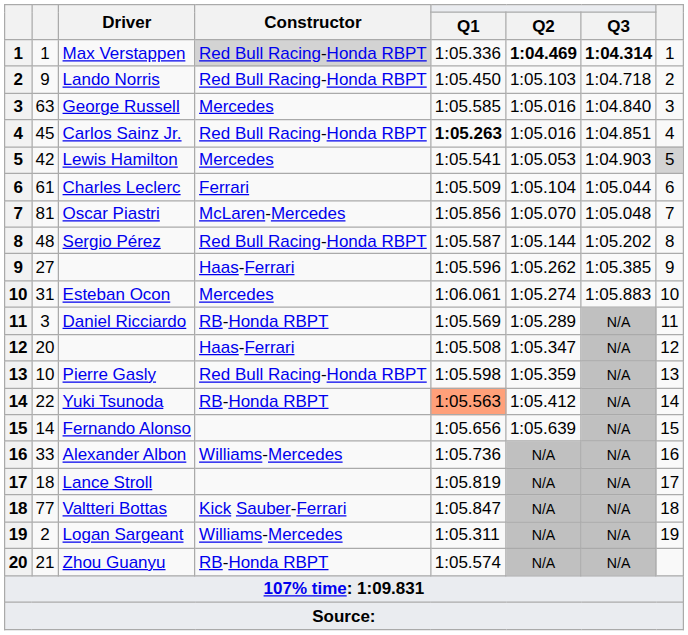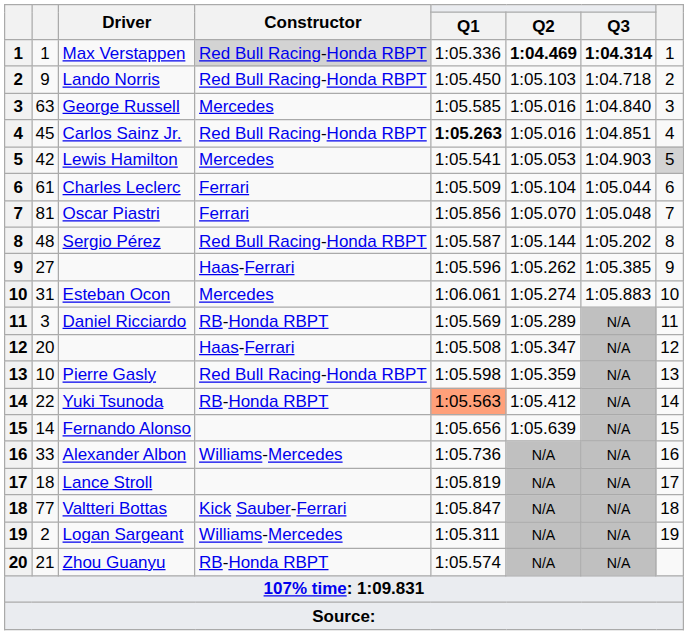(272, 213) McLaren-Mercedes -> (224, 213) Ferrari
